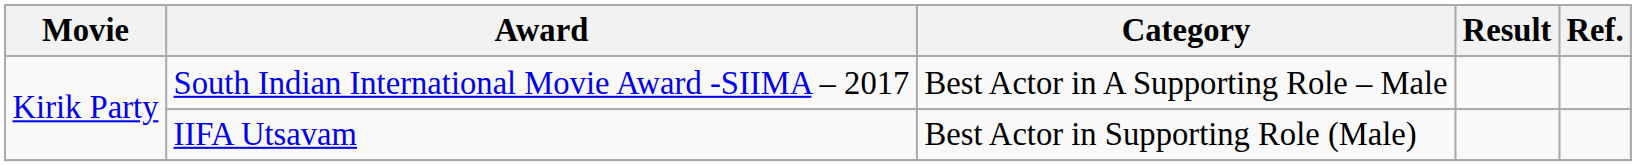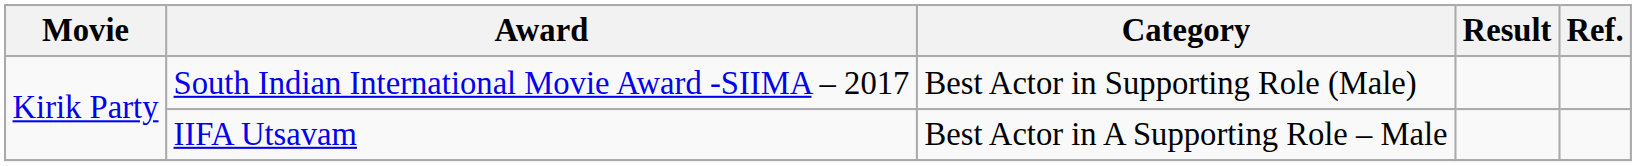(1186, 82) Best Actor in A Supporting Role – Male -> (1171, 82) Best Actor in Supporting Role (Male)
(1171, 133) Best Actor in Supporting Role (Male) -> (1186, 133) Best Actor in A Supporting Role – Male
